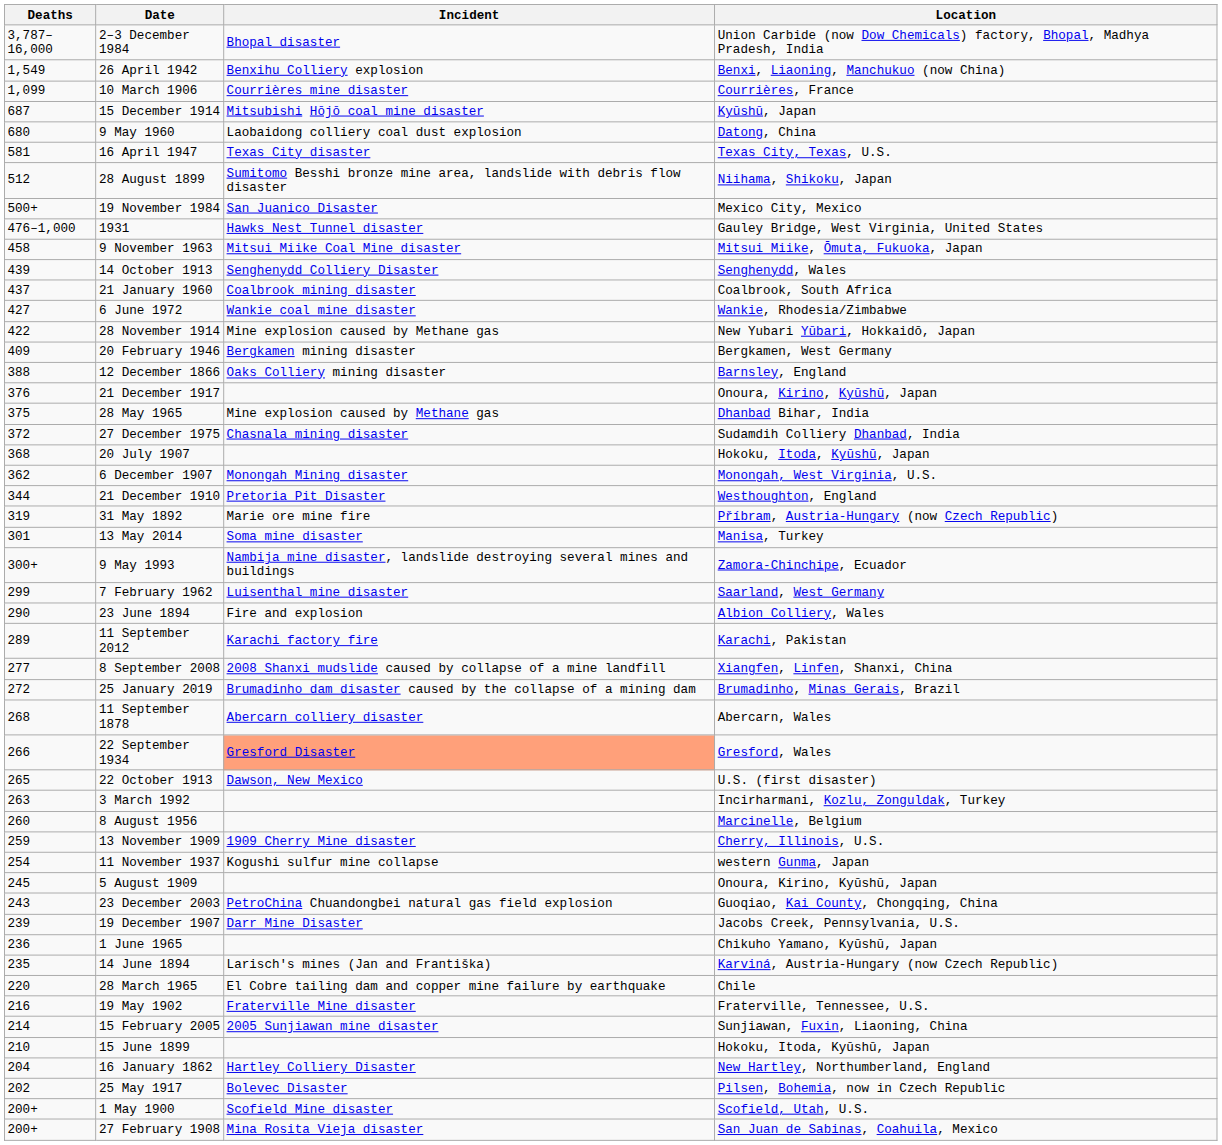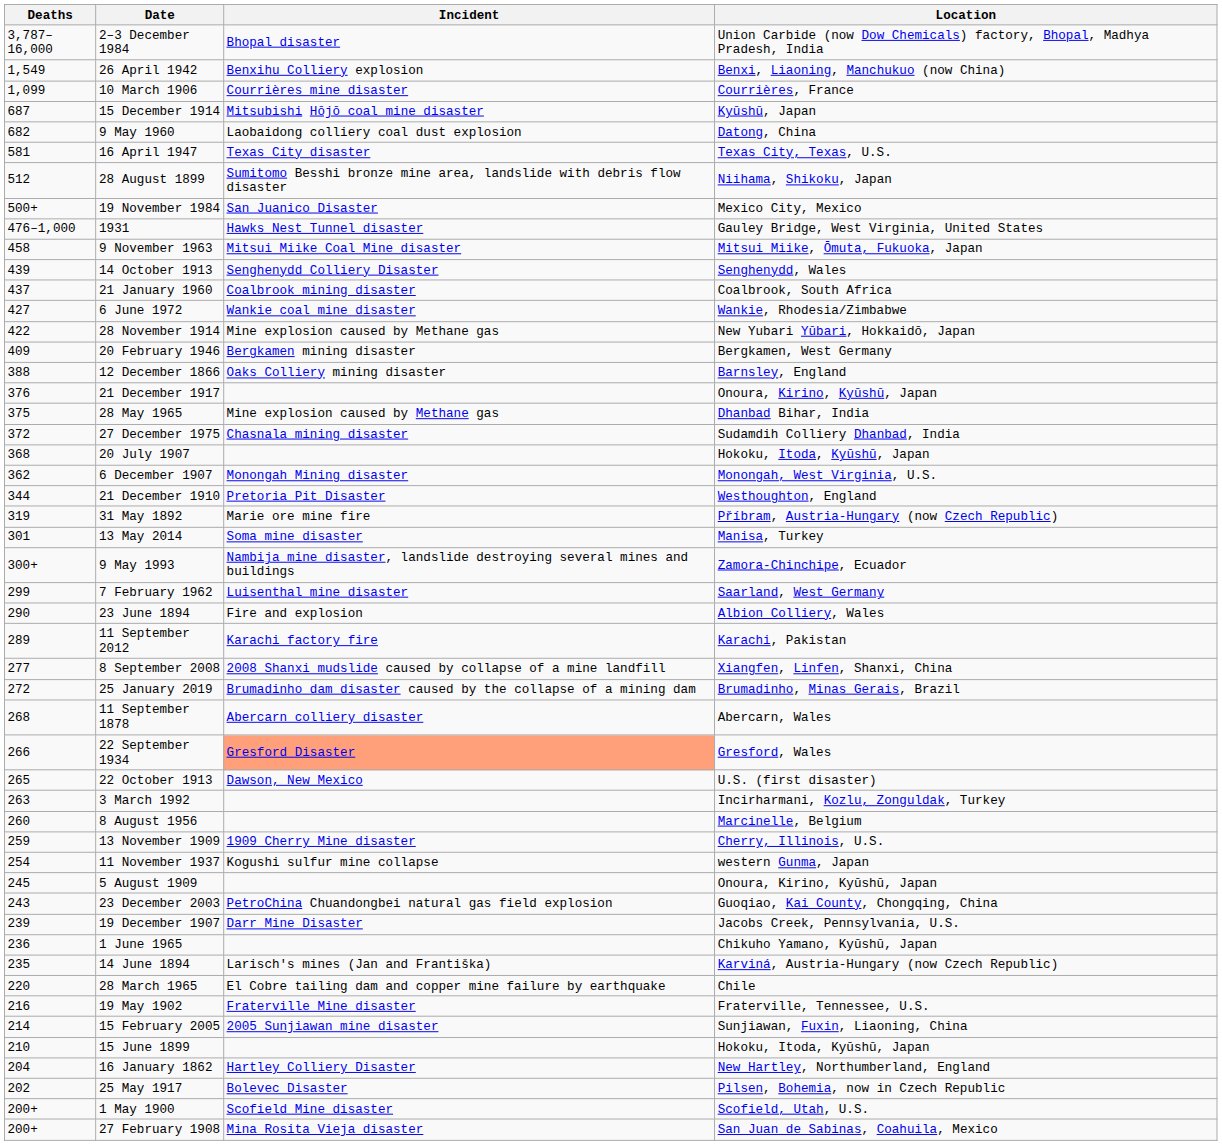(19, 132) 680 -> (19, 132) 682
